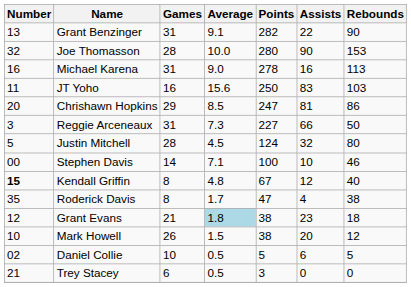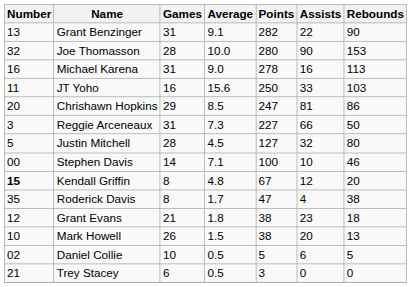(306, 88) 83 -> (306, 88) 33
(268, 144) 124 -> (268, 144) 127
(353, 181) 40 -> (353, 181) 20
(216, 218) lightblue background -> (216, 218) no background
(353, 236) 12 -> (353, 236) 13
